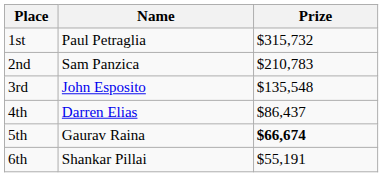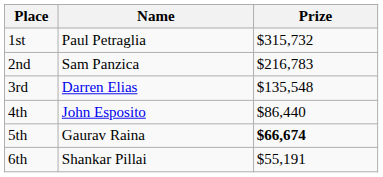(285, 64) $210,783 -> (285, 64) $216,783
(104, 87) John Esposito -> (100, 87) Darren Elias
(100, 111) Darren Elias -> (104, 111) John Esposito
(281, 111) $86,437 -> (281, 111) $86,440
